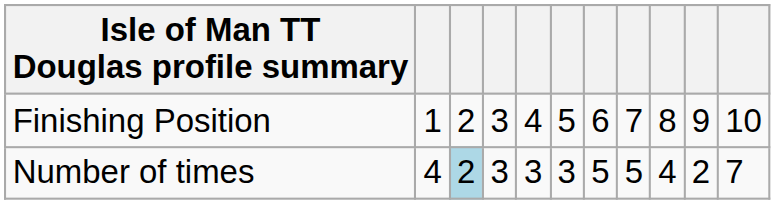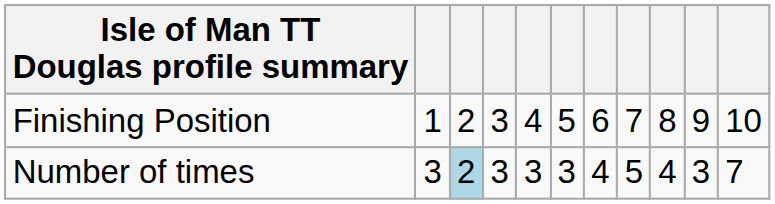(433, 172) 4 -> (433, 172) 3
(600, 172) 5 -> (600, 172) 4
(701, 172) 2 -> (701, 172) 3
